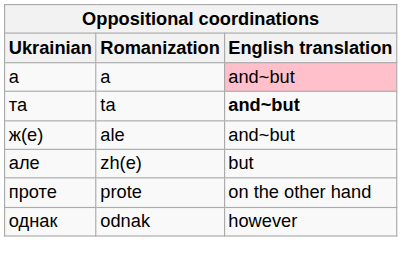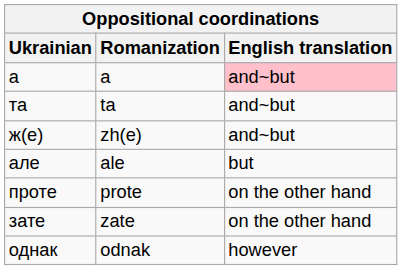(264, 105) bold -> (262, 105) normal
(112, 134) ale -> (121, 134) zh(e)
(121, 163) zh(e) -> (112, 163) ale
+ row: (27, 221)
